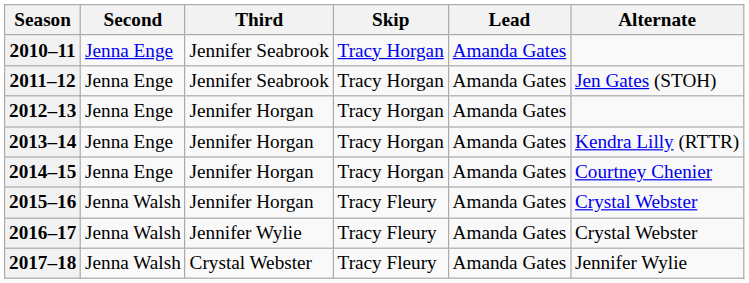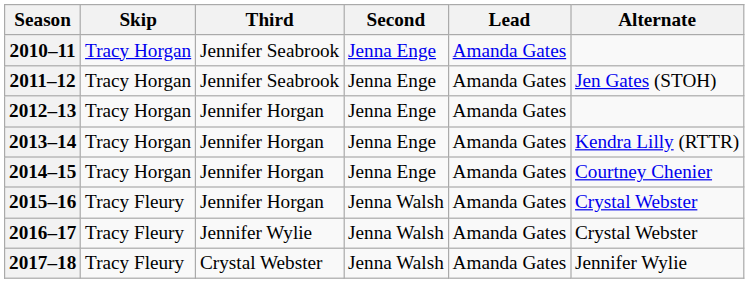columns swapped: (391, 19) <-> (133, 19)
